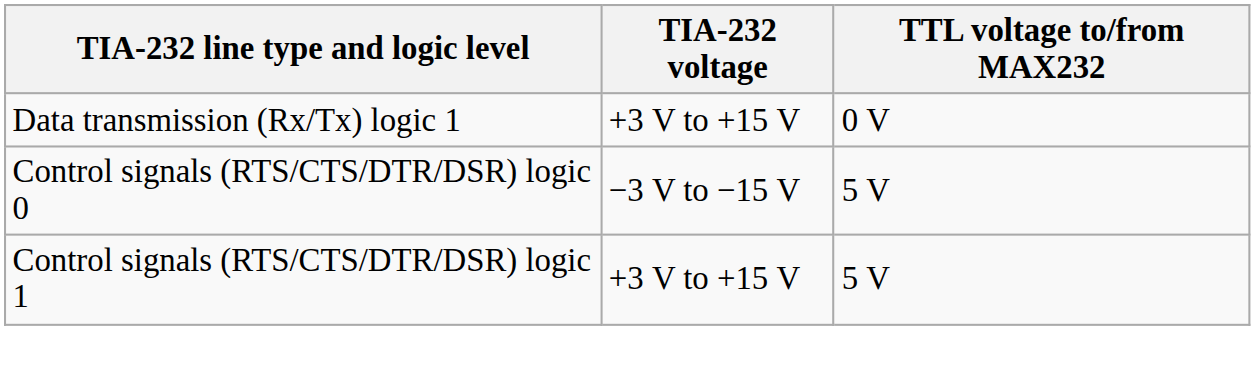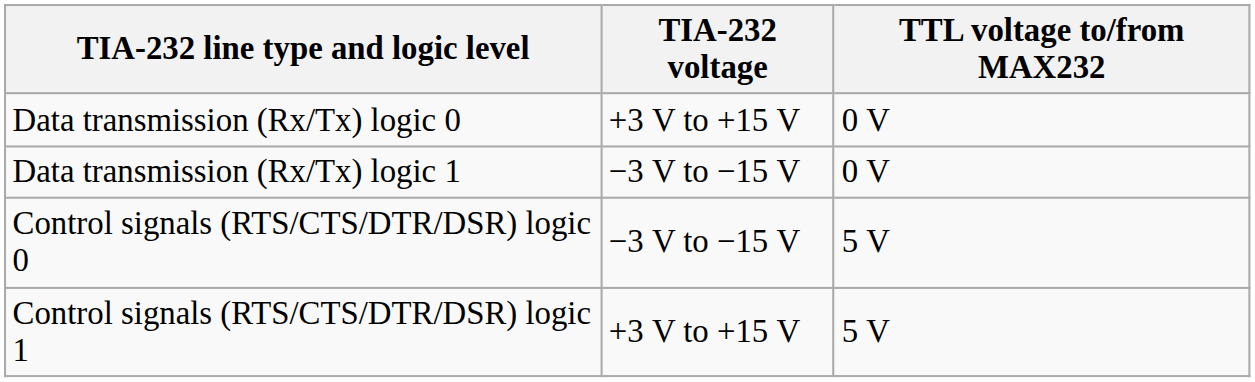+ row: (237, 119)
(704, 119) +3 V to +15 V -> (704, 171) −3 V to −15 V
